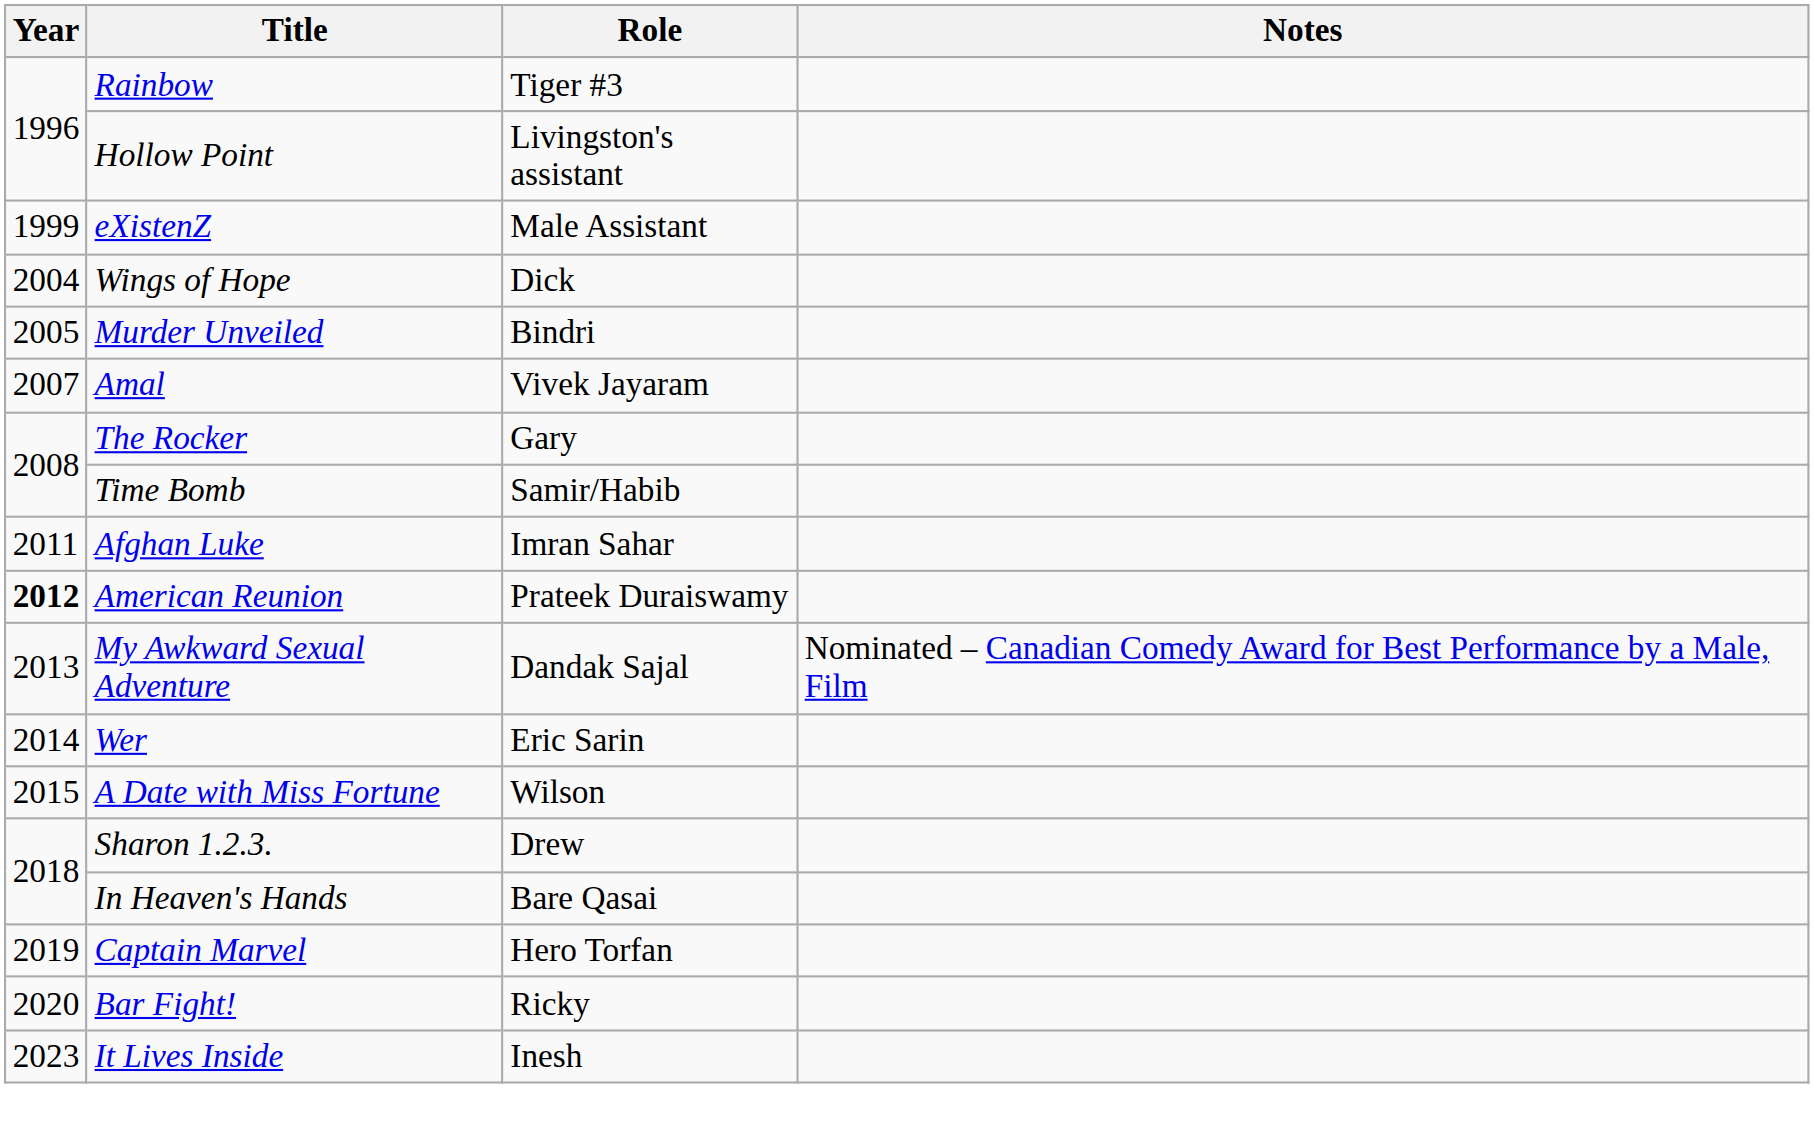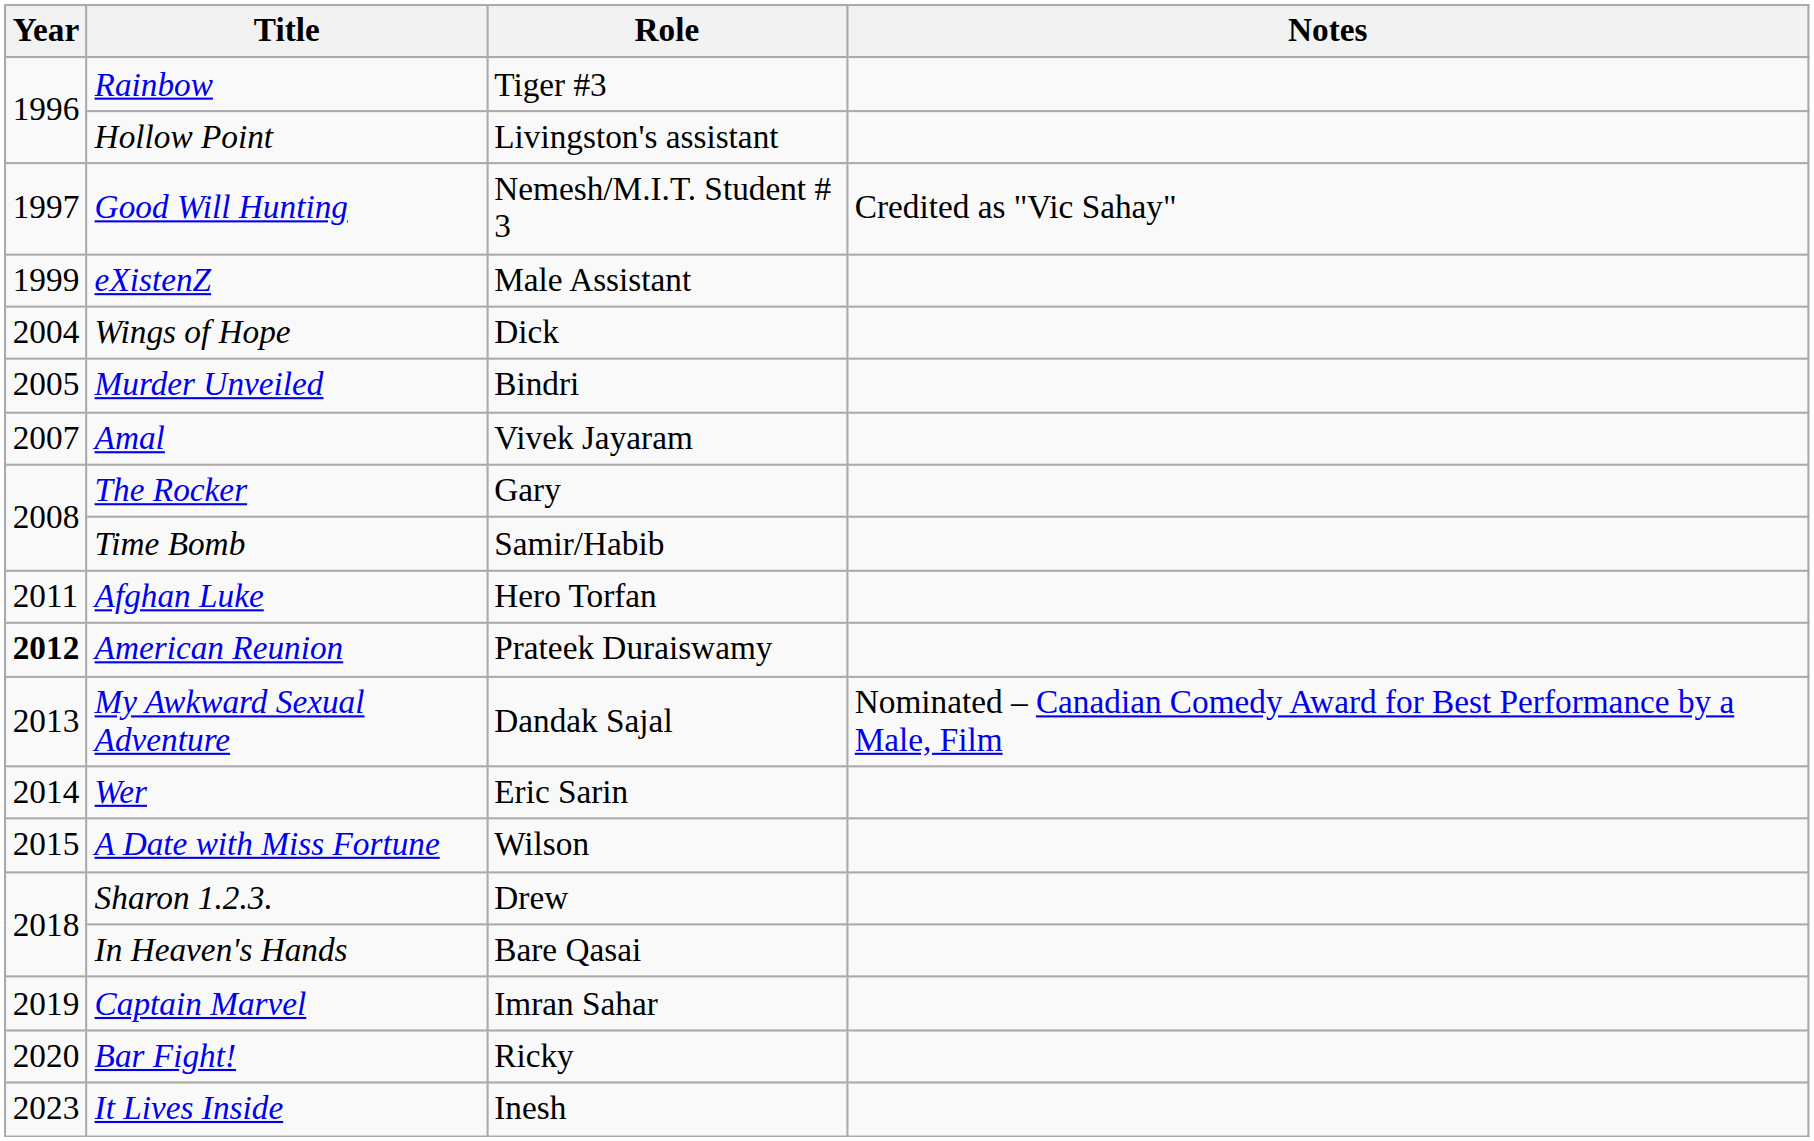+ row: (221, 207)
(592, 543) Imran Sahar -> (575, 596) Hero Torfan
(592, 950) Hero Torfan -> (576, 1003) Imran Sahar
